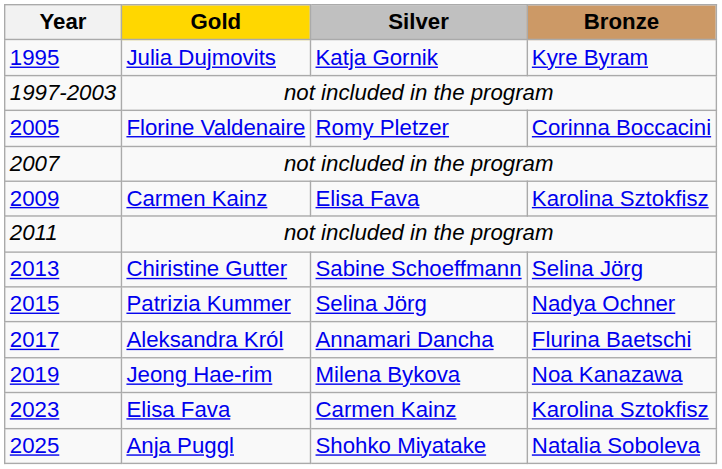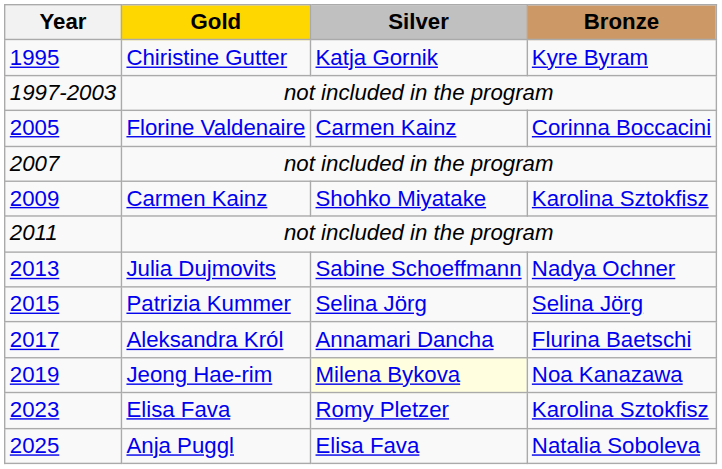(201, 57) Julia Dujmovits -> (207, 57) Chiristine Gutter
(382, 127) Romy Pletzer -> (386, 127) Carmen Kainz
(367, 198) Elisa Fava -> (401, 198) Shohko Miyatake
(207, 269) Chiristine Gutter -> (201, 269) Julia Dujmovits
(588, 269) Selina Jörg -> (604, 269) Nadya Ochner
(604, 304) Nadya Ochner -> (588, 304) Selina Jörg
(388, 374) no background -> (388, 374) lightyellow background
(386, 410) Carmen Kainz -> (382, 410) Romy Pletzer
(401, 445) Shohko Miyatake -> (367, 445) Elisa Fava
